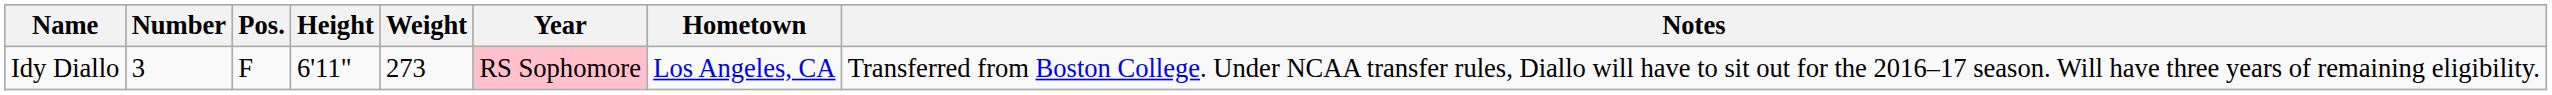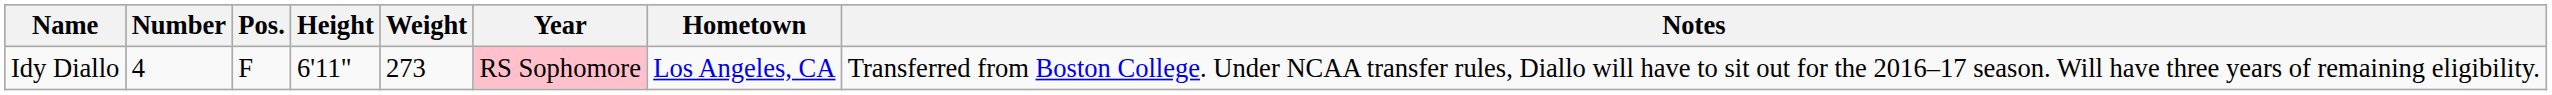(138, 67) 3 -> (138, 67) 4
